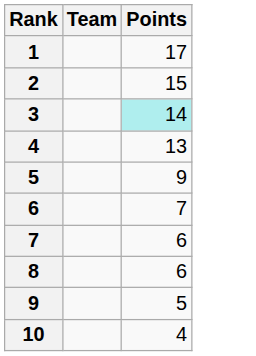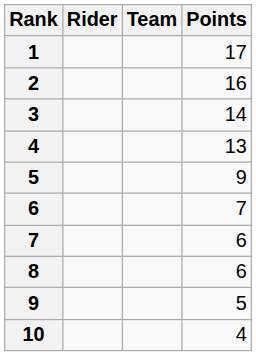+ column: (92, 20)
(176, 83) 15 -> (236, 83) 16
(176, 114) paleturquoise background -> (236, 114) no background
